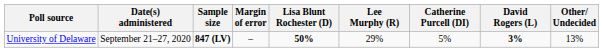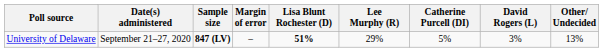(304, 39) 50% -> (304, 39) 51%
(515, 39) bold -> (515, 39) normal
